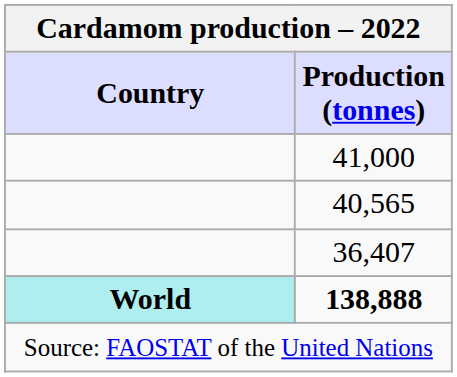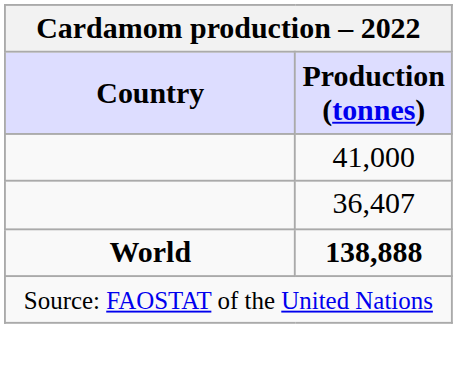- row: (374, 204)
(150, 299) paleturquoise background -> (150, 251) no background
